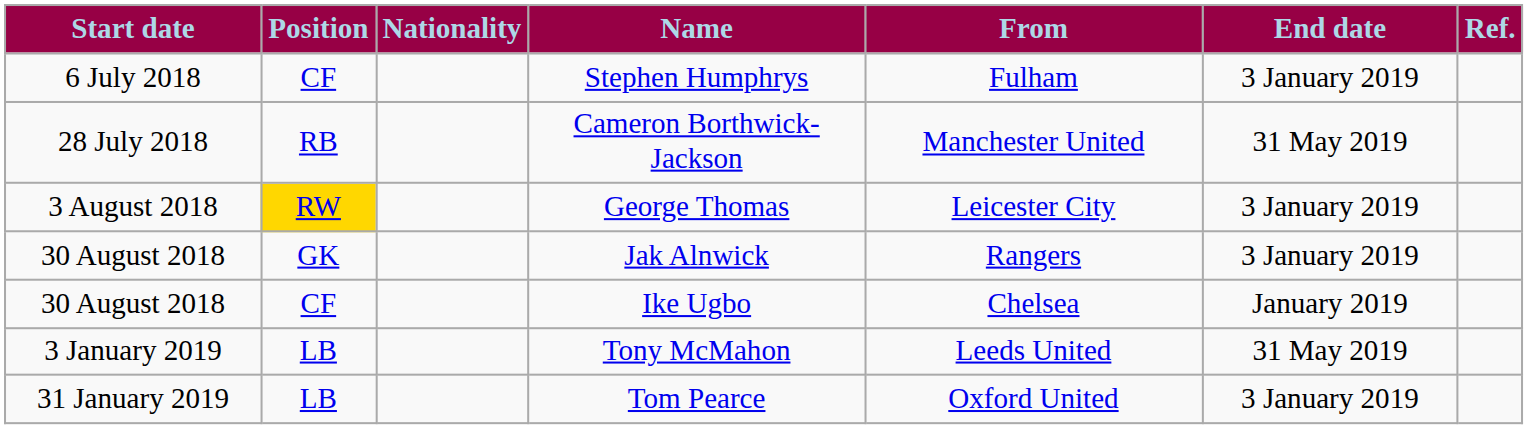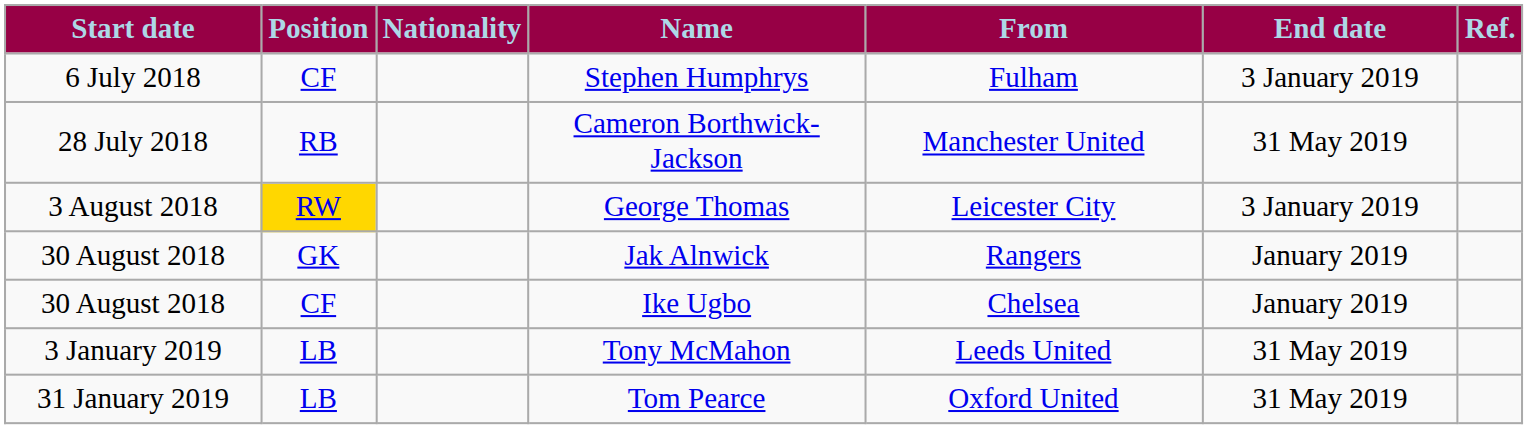(1330, 255) 3 January 2019 -> (1330, 255) January 2019
(1330, 399) 3 January 2019 -> (1330, 399) 31 May 2019
